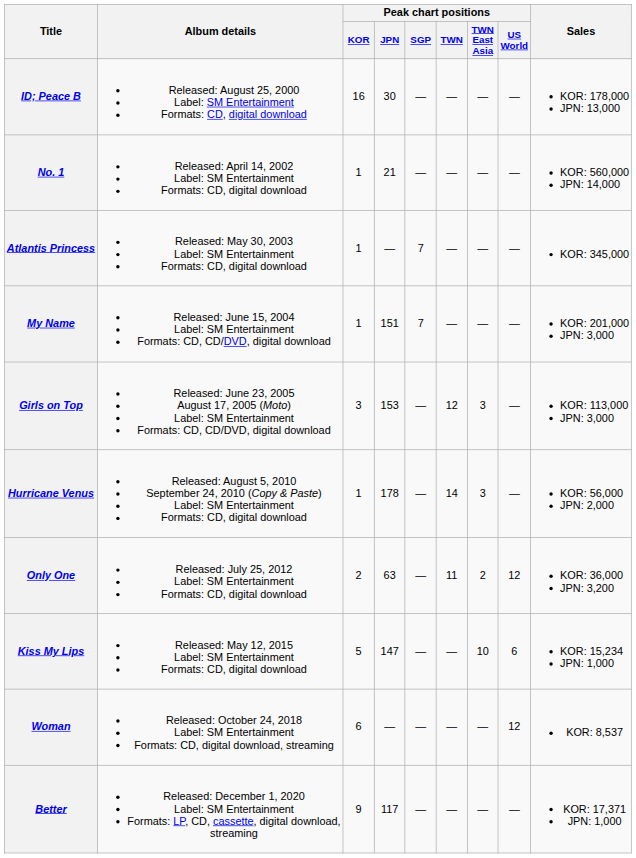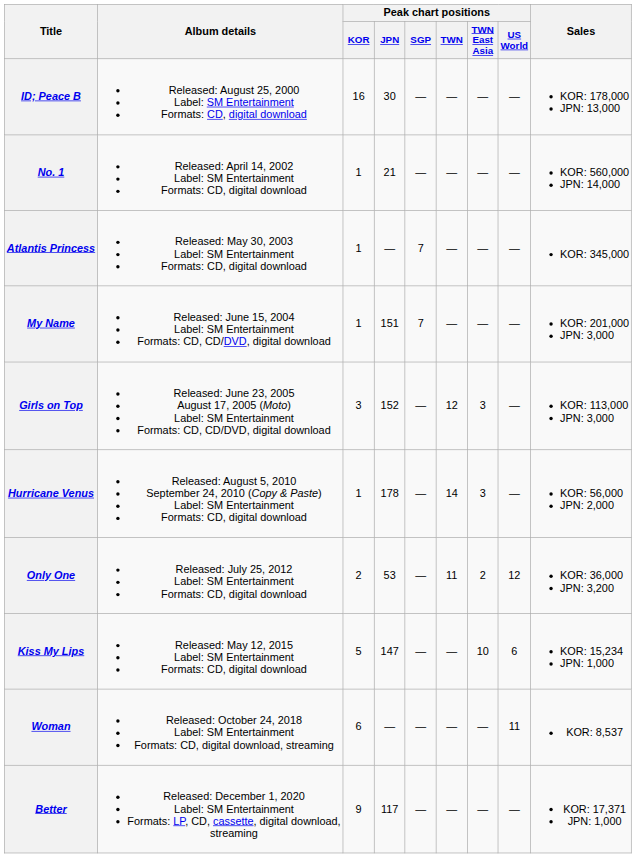(390, 405) 153 -> (390, 405) 152
(390, 575) 63 -> (390, 575) 53
(514, 727) 12 -> (514, 727) 11
